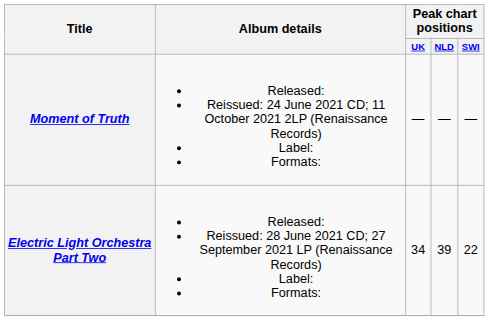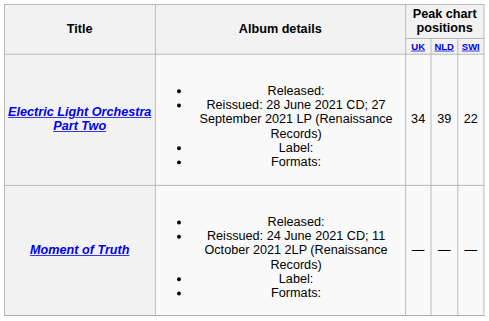rows swapped: (80, 250) <-> (80, 119)
